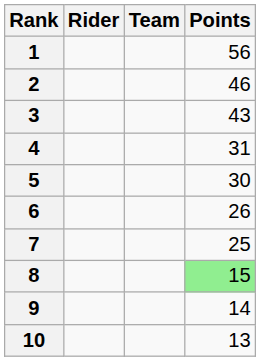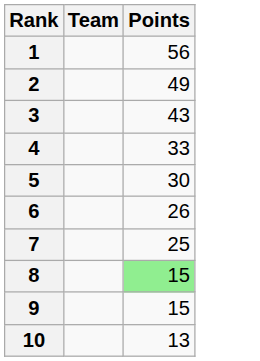- column: (94, 20)
(240, 84) 46 -> (179, 84) 49
(240, 148) 31 -> (179, 148) 33
(240, 308) 14 -> (179, 308) 15
